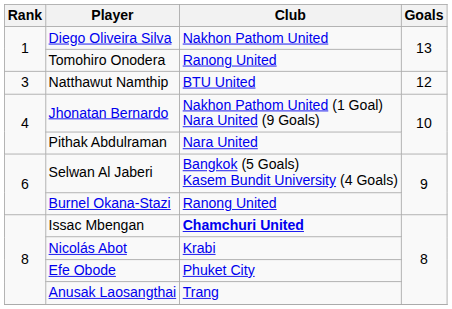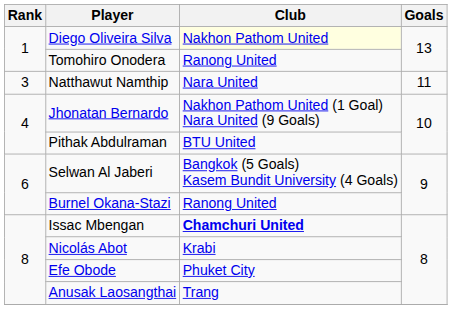(255, 37) no background -> (255, 37) lightyellow background
(219, 82) BTU United -> (220, 82) Nara United
(424, 82) 12 -> (424, 82) 11
(220, 143) Nara United -> (219, 143) BTU United
